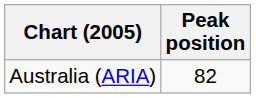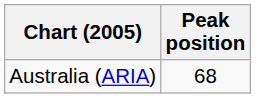(205, 76) 82 -> (205, 76) 68
